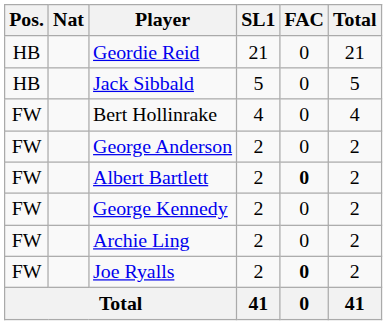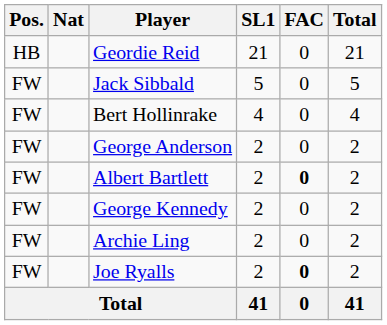(27, 83) HB -> (27, 83) FW
